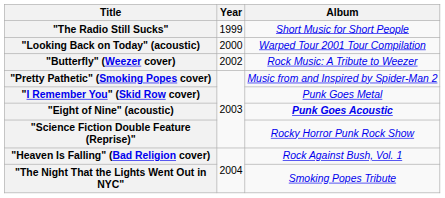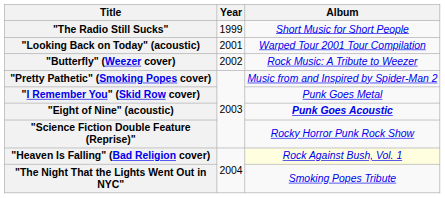(231, 45) 2000 -> (231, 45) 2001
(342, 156) no background -> (342, 156) lightyellow background
